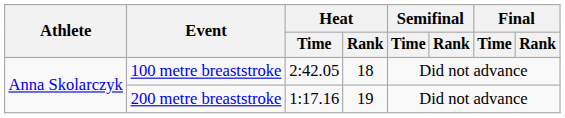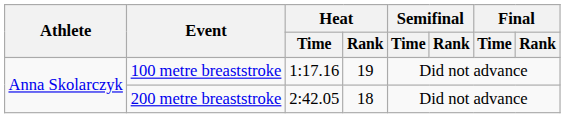(314, 71) 2:42.05 -> (314, 71) 1:17.16
(365, 71) 18 -> (365, 71) 19
(314, 99) 1:17.16 -> (314, 99) 2:42.05
(365, 99) 19 -> (365, 99) 18
